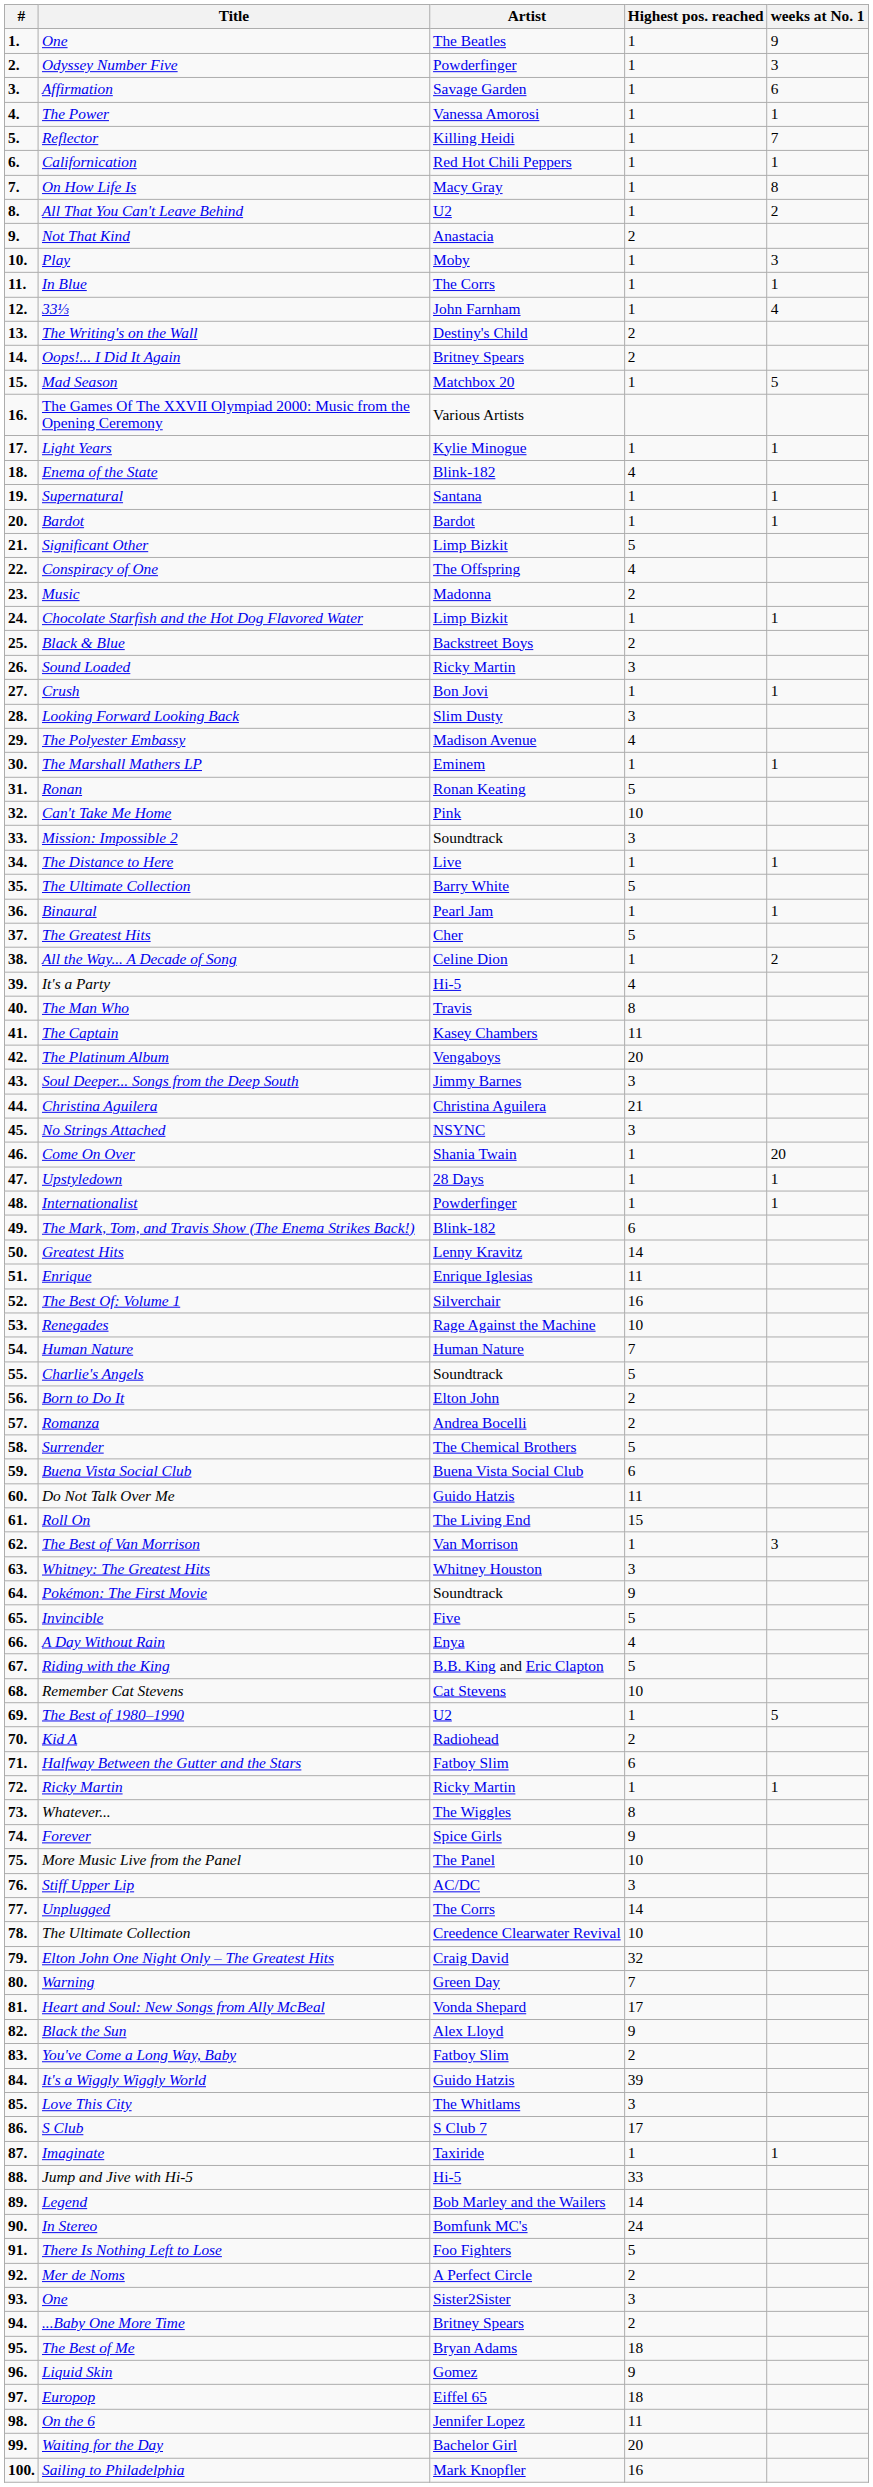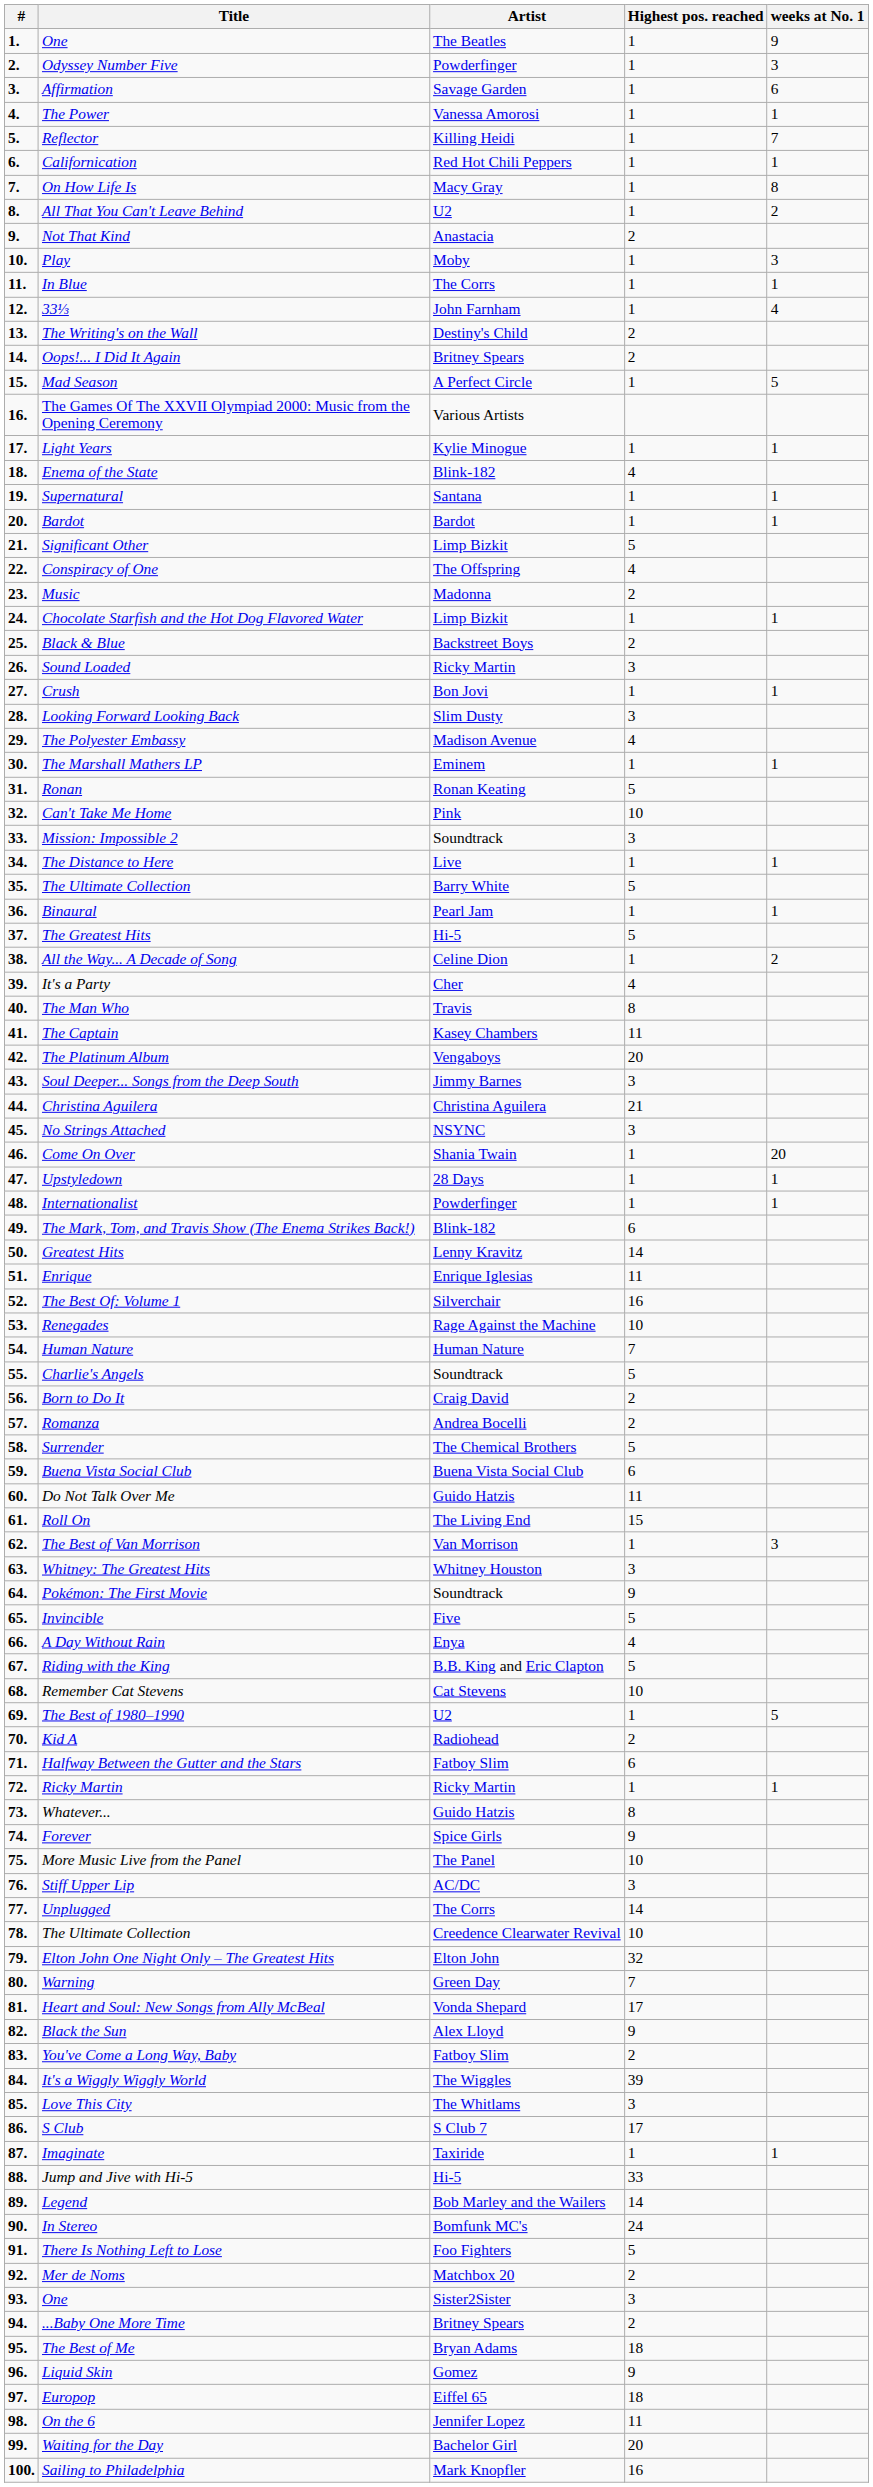(474, 382) Matchbox 20 -> (483, 382) A Perfect Circle
(448, 935) Cher -> (447, 935) Hi-5
(447, 983) Hi-5 -> (448, 983) Cher
(466, 1398) Elton John -> (471, 1398) Craig David
(472, 1812) The Wiggles -> (474, 1812) Guido Hatzis
(471, 1958) Craig David -> (466, 1958) Elton John
(474, 2080) Guido Hatzis -> (472, 2080) The Wiggles
(483, 2275) A Perfect Circle -> (474, 2275) Matchbox 20
